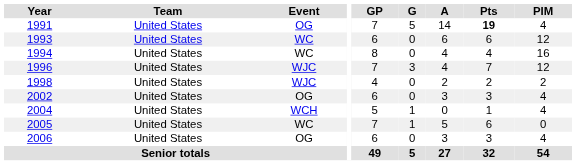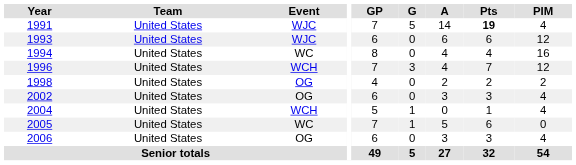(304, 25) OG -> (304, 25) WJC
(304, 39) WC -> (304, 39) WJC
(304, 68) WJC -> (304, 68) WCH
(304, 82) WJC -> (304, 82) OG
